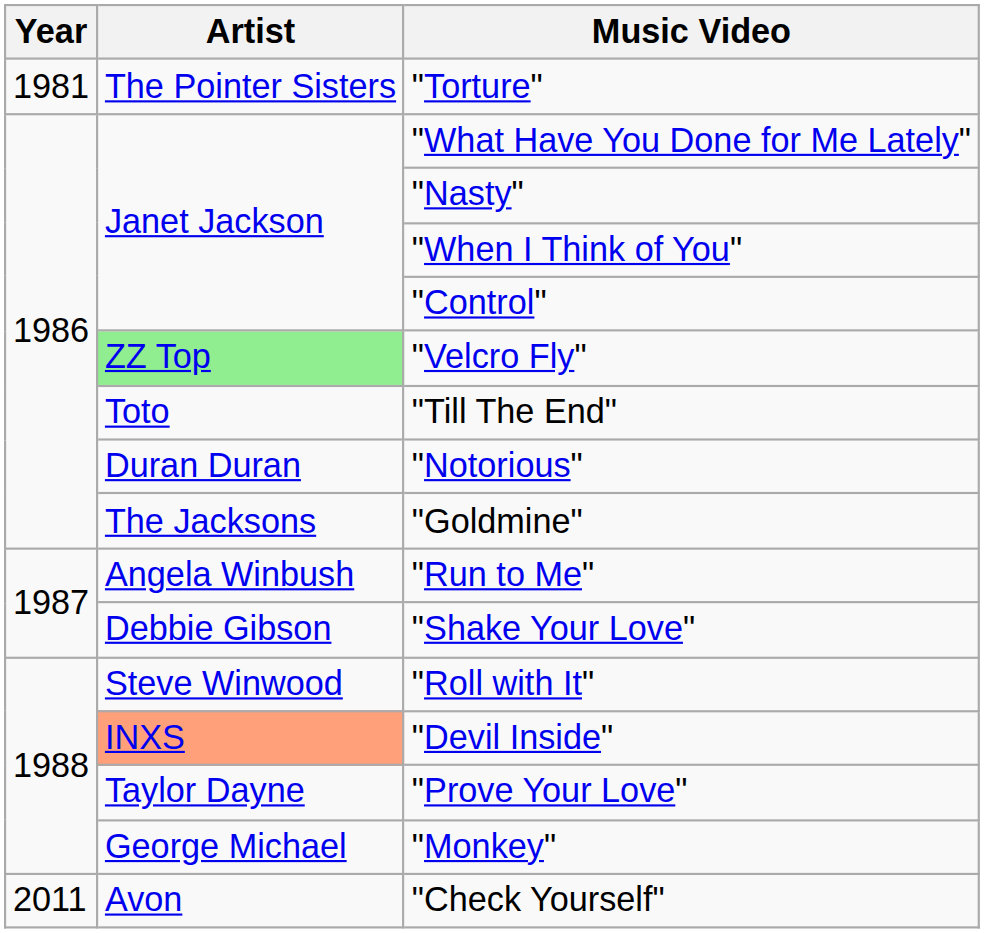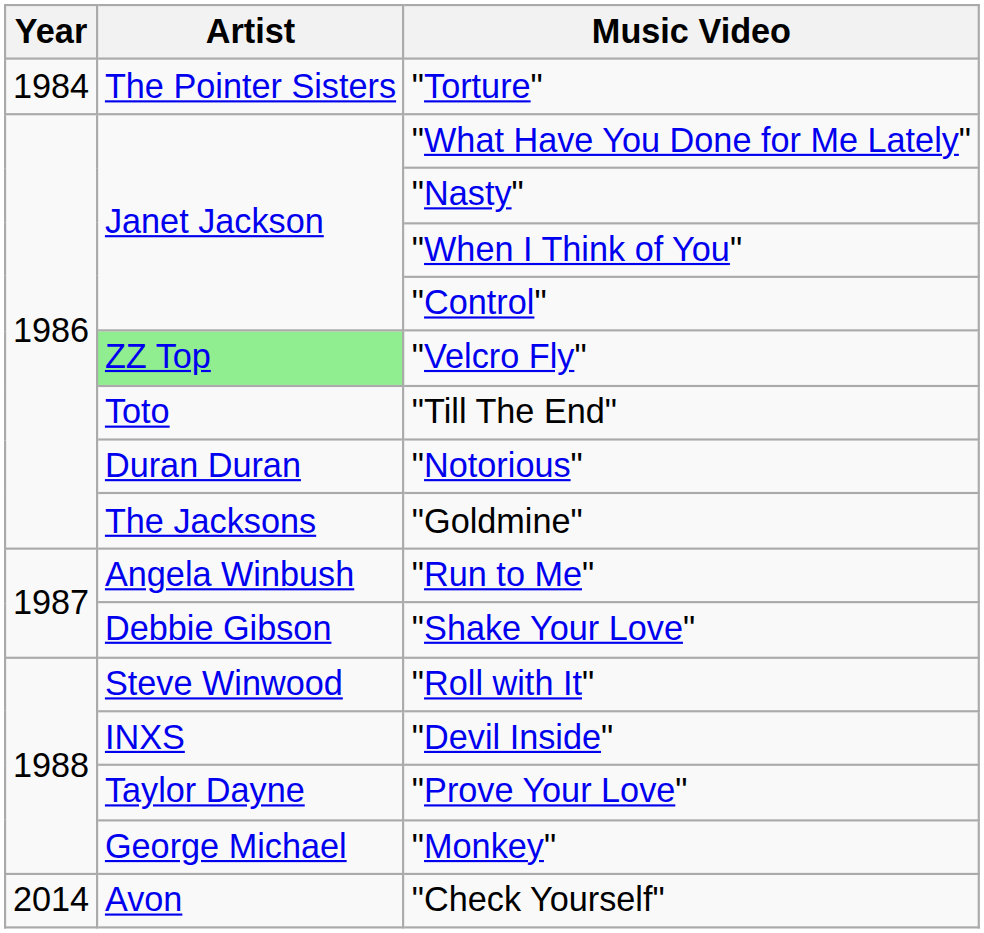(51, 85) 1981 -> (51, 85) 1984
(145, 737) lightsalmon background -> (145, 737) no background
(50, 900) 2011 -> (51, 900) 2014
